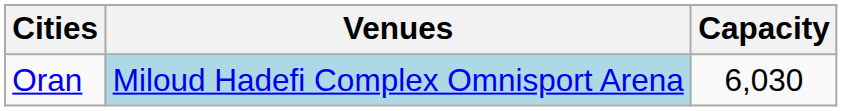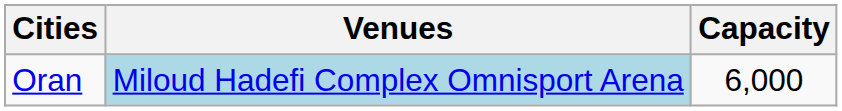(764, 79) 6,030 -> (764, 79) 6,000
